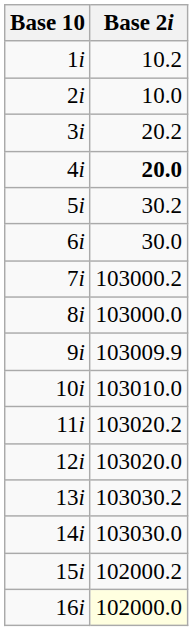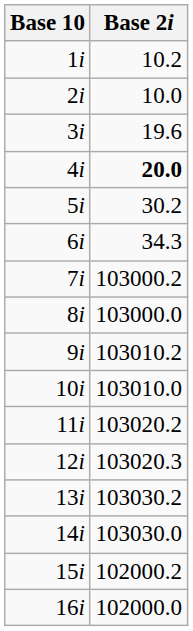(162, 132) 20.2 -> (162, 132) 19.6
(162, 242) 30.0 -> (162, 242) 34.3
(139, 351) 103009.9 -> (139, 351) 103010.2
(139, 461) 103020.0 -> (139, 461) 103020.3
(139, 607) lightyellow background -> (139, 607) no background
